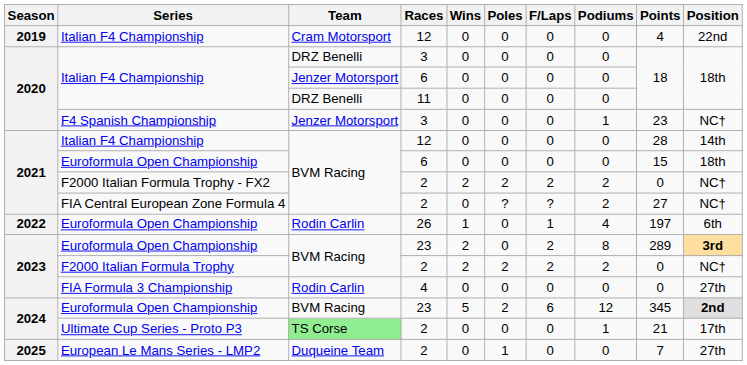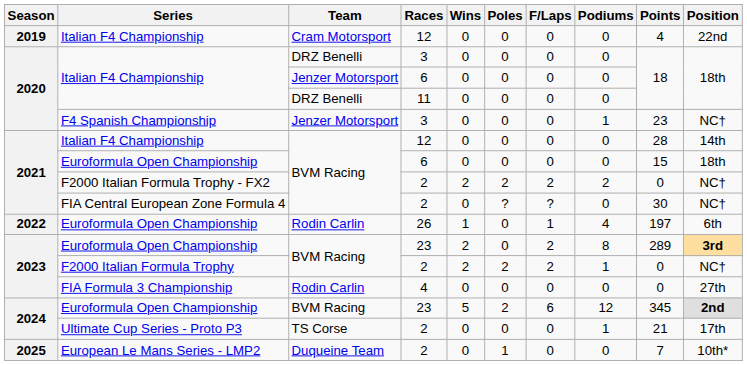(606, 204) 2 -> (606, 204) 0
(660, 204) 27 -> (660, 204) 30
(606, 266) 2 -> (606, 266) 1
(320, 329) lightgreen background -> (320, 329) no background
(713, 350) 27th -> (713, 350) 10th*
